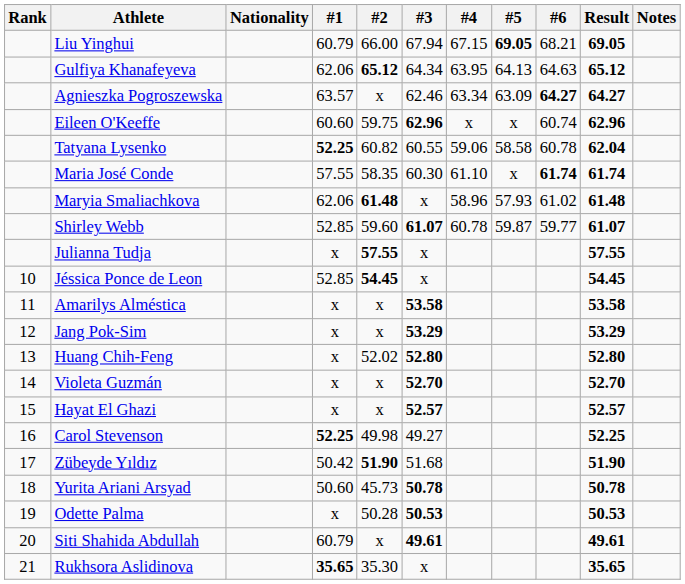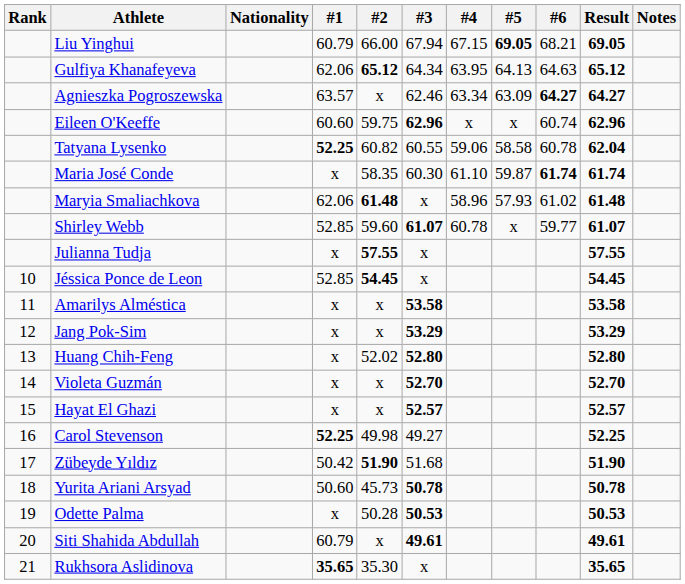(335, 174) 57.55 -> (335, 174) x
(514, 174) x -> (514, 174) 59.87
(514, 226) 59.87 -> (514, 226) x
